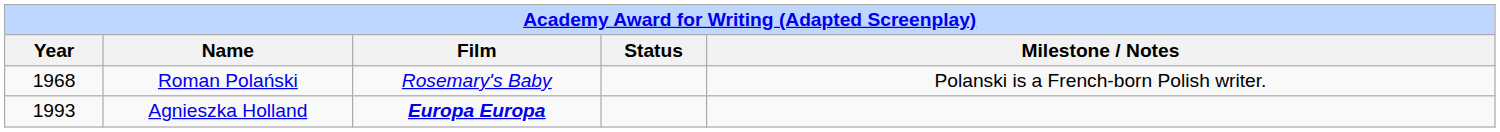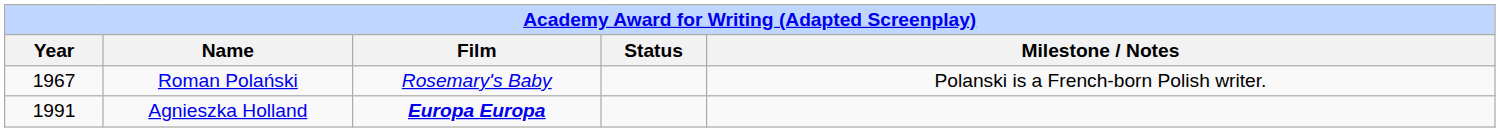(54, 80) 1968 -> (54, 80) 1967
(54, 111) 1993 -> (54, 111) 1991
